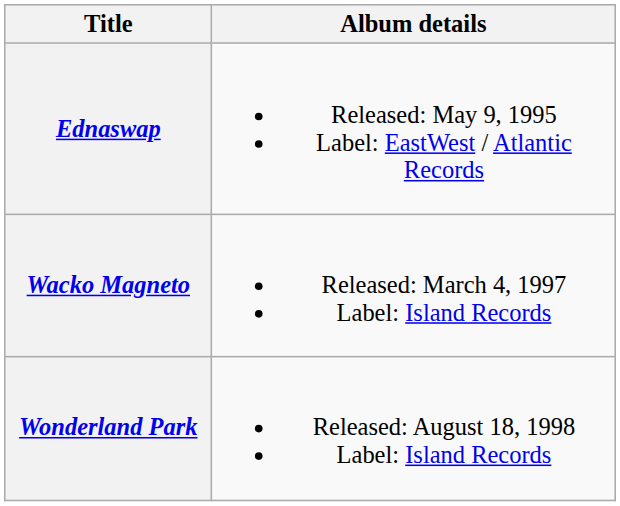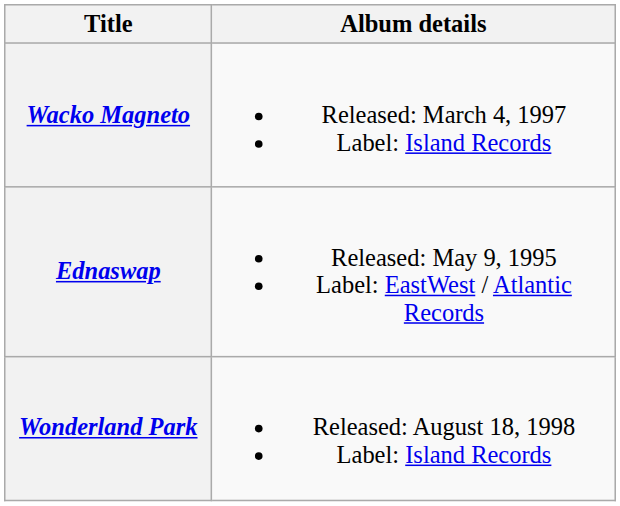rows swapped: (108, 128) <-> (108, 285)
